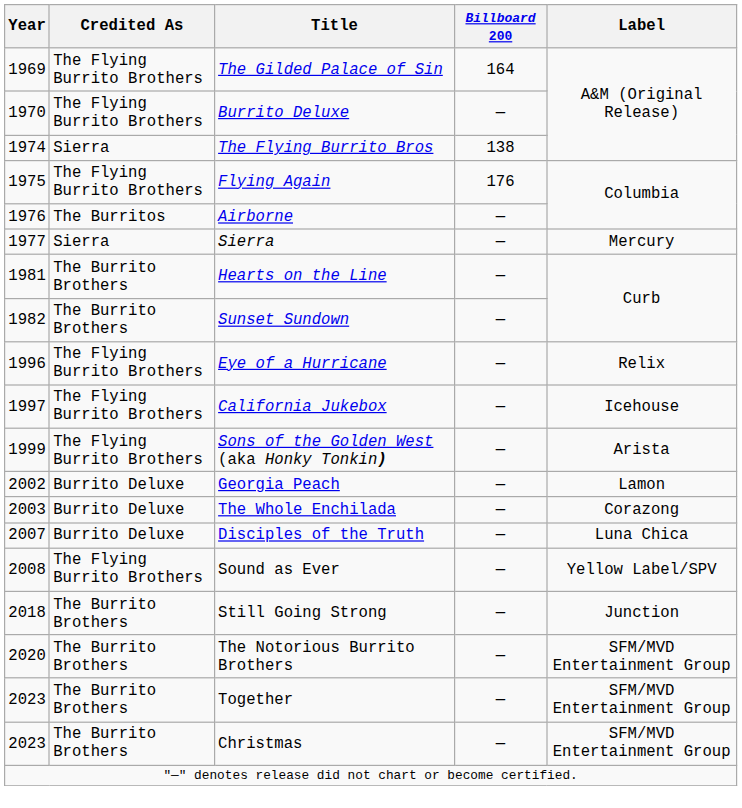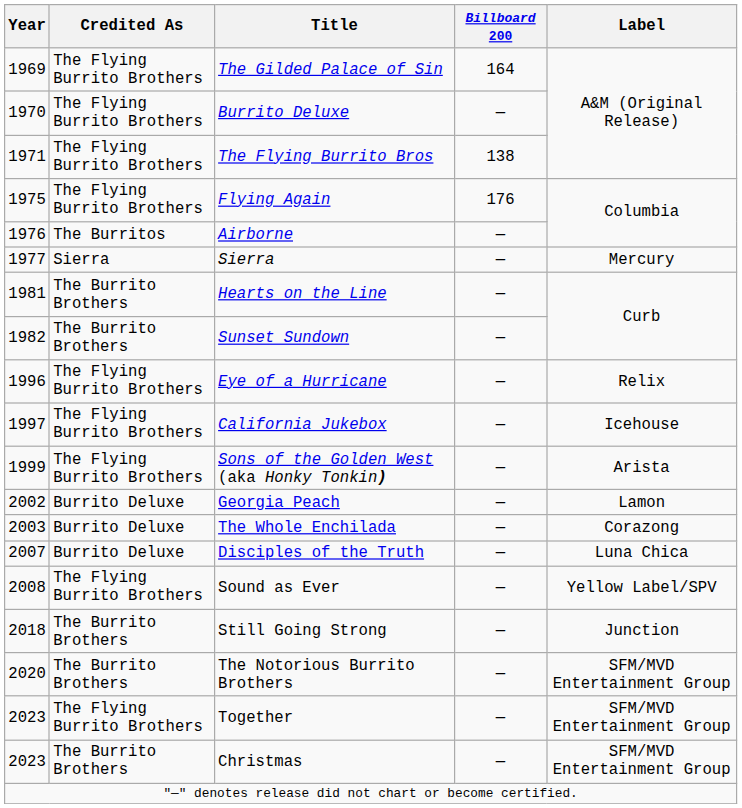(27, 148) 1974 -> (27, 157) 1971
(81, 148) Sierra -> (128, 157) The Flying Burrito Brothers
(105, 700) The Burrito Brothers -> (128, 718) The Flying Burrito Brothers
